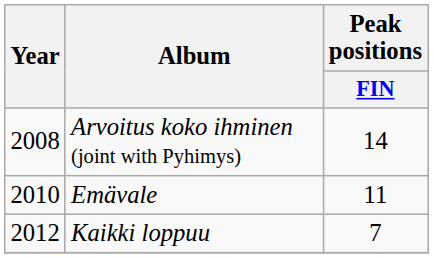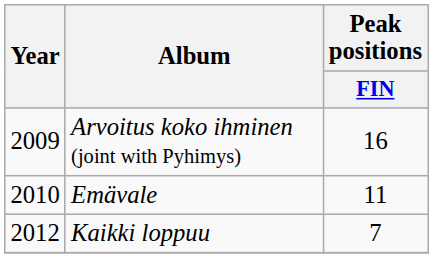(35, 141) 2008 -> (35, 141) 2009
(375, 141) 14 -> (375, 141) 16
